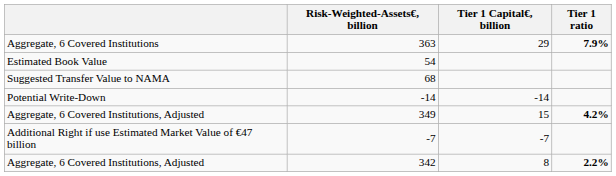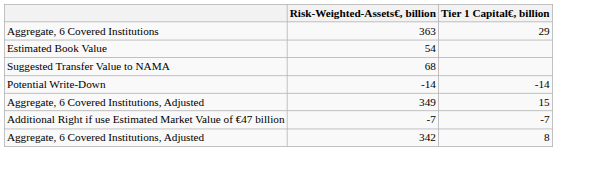- column: (582, 19)
